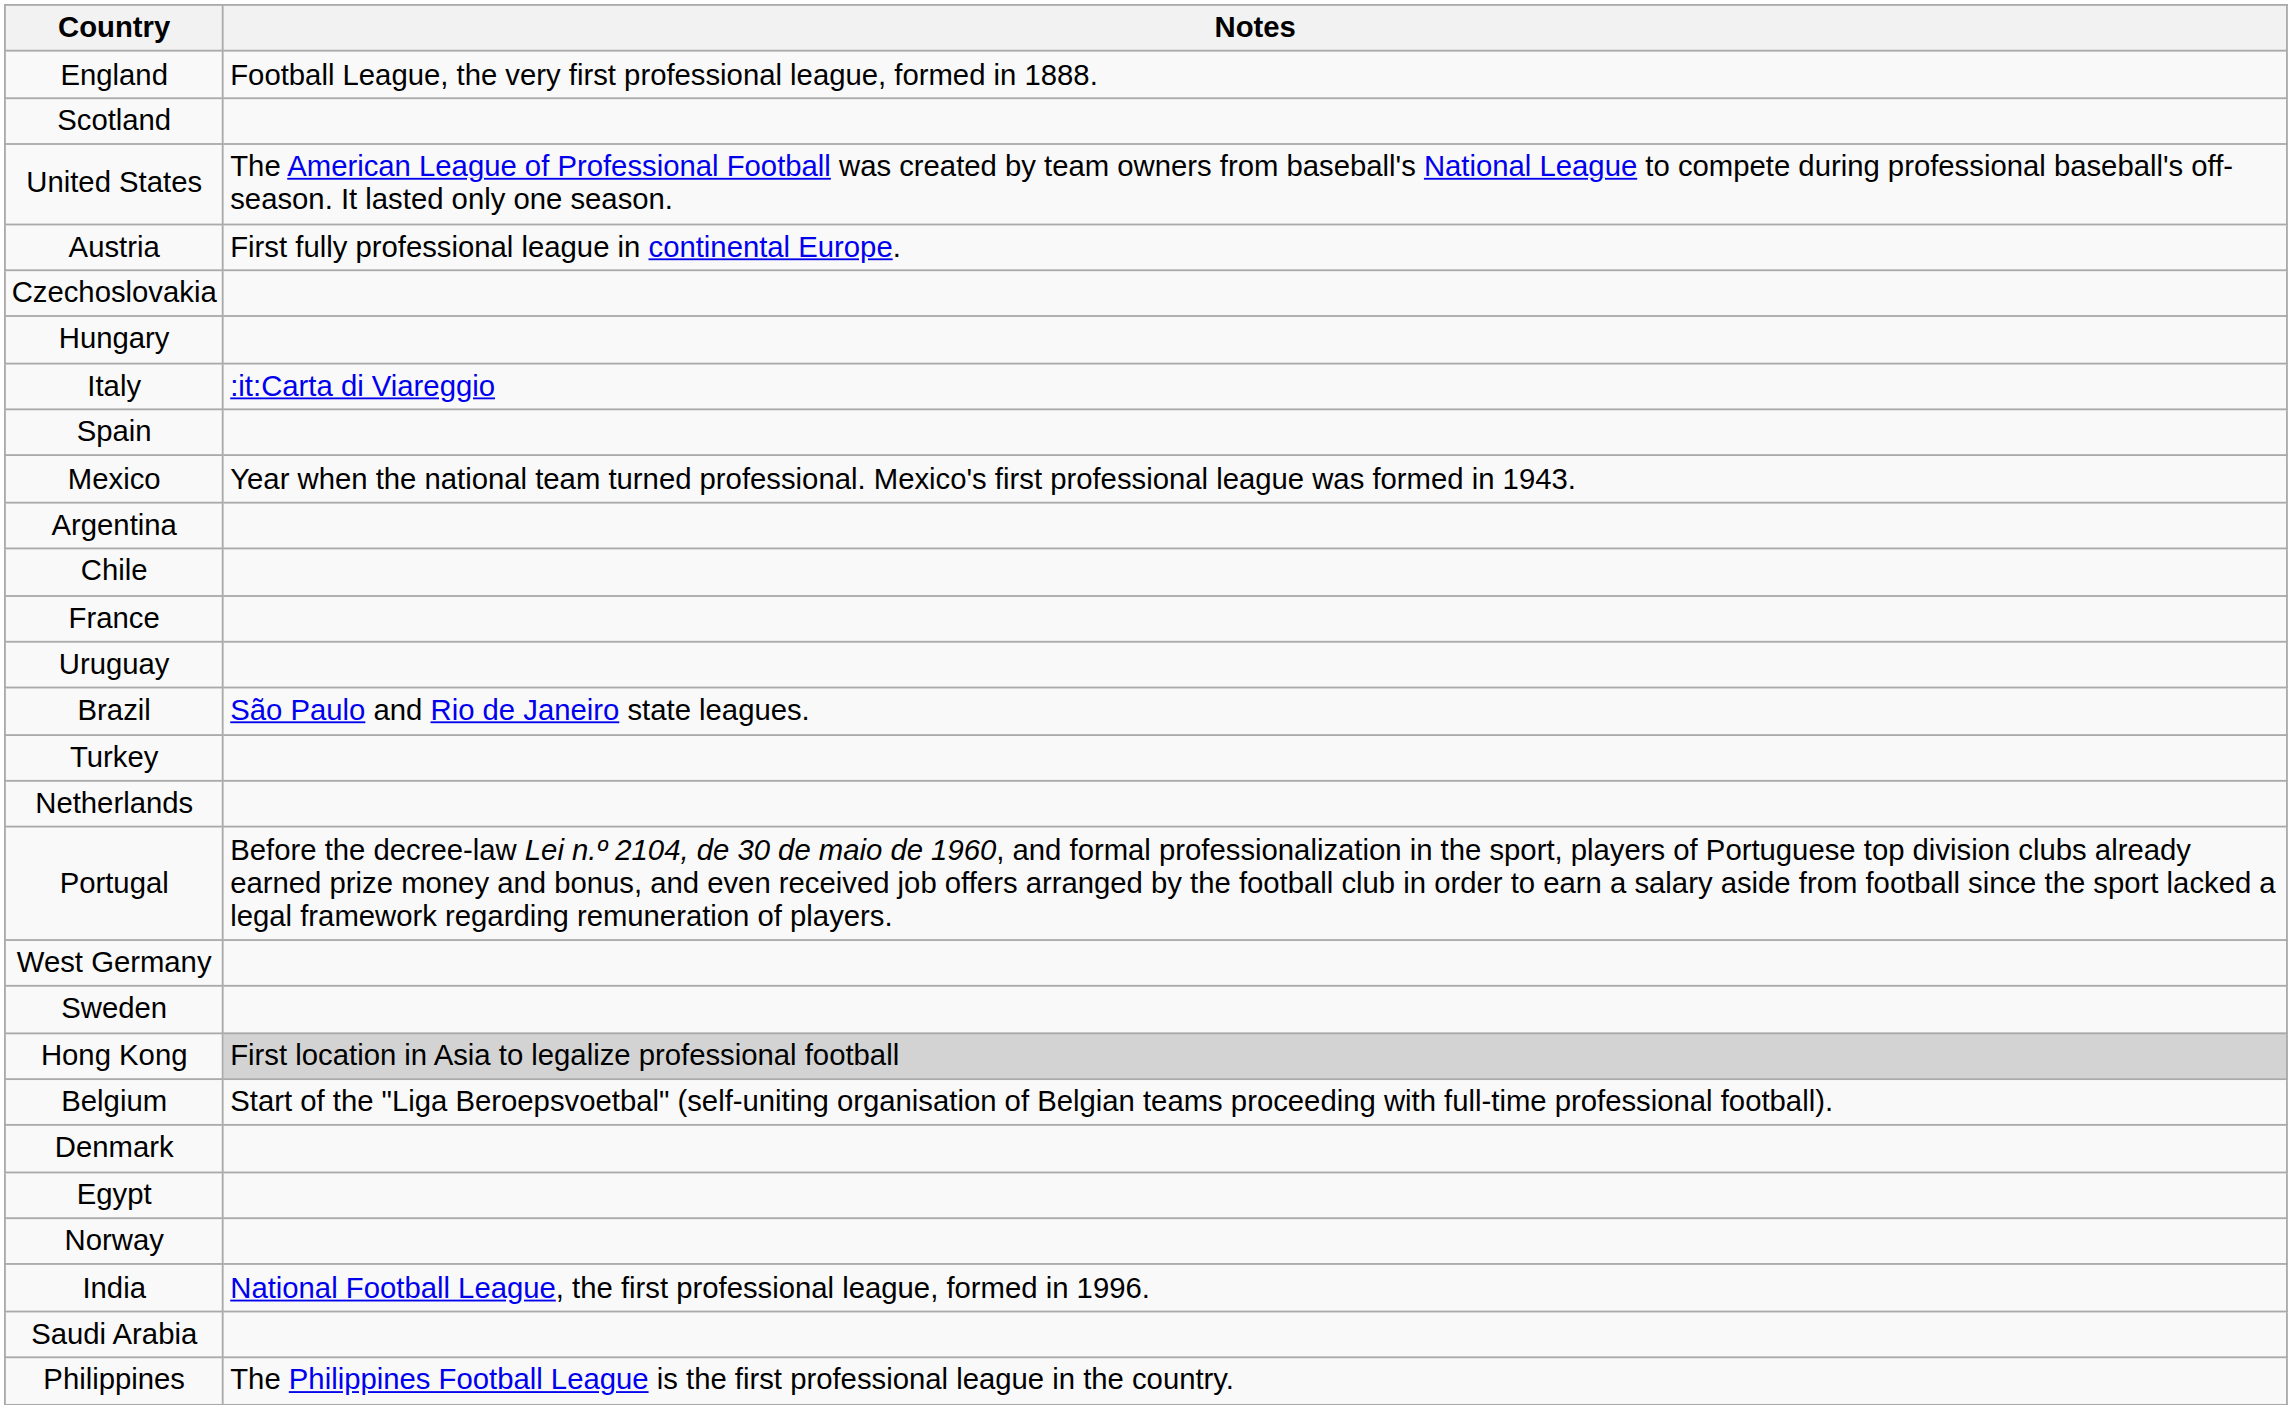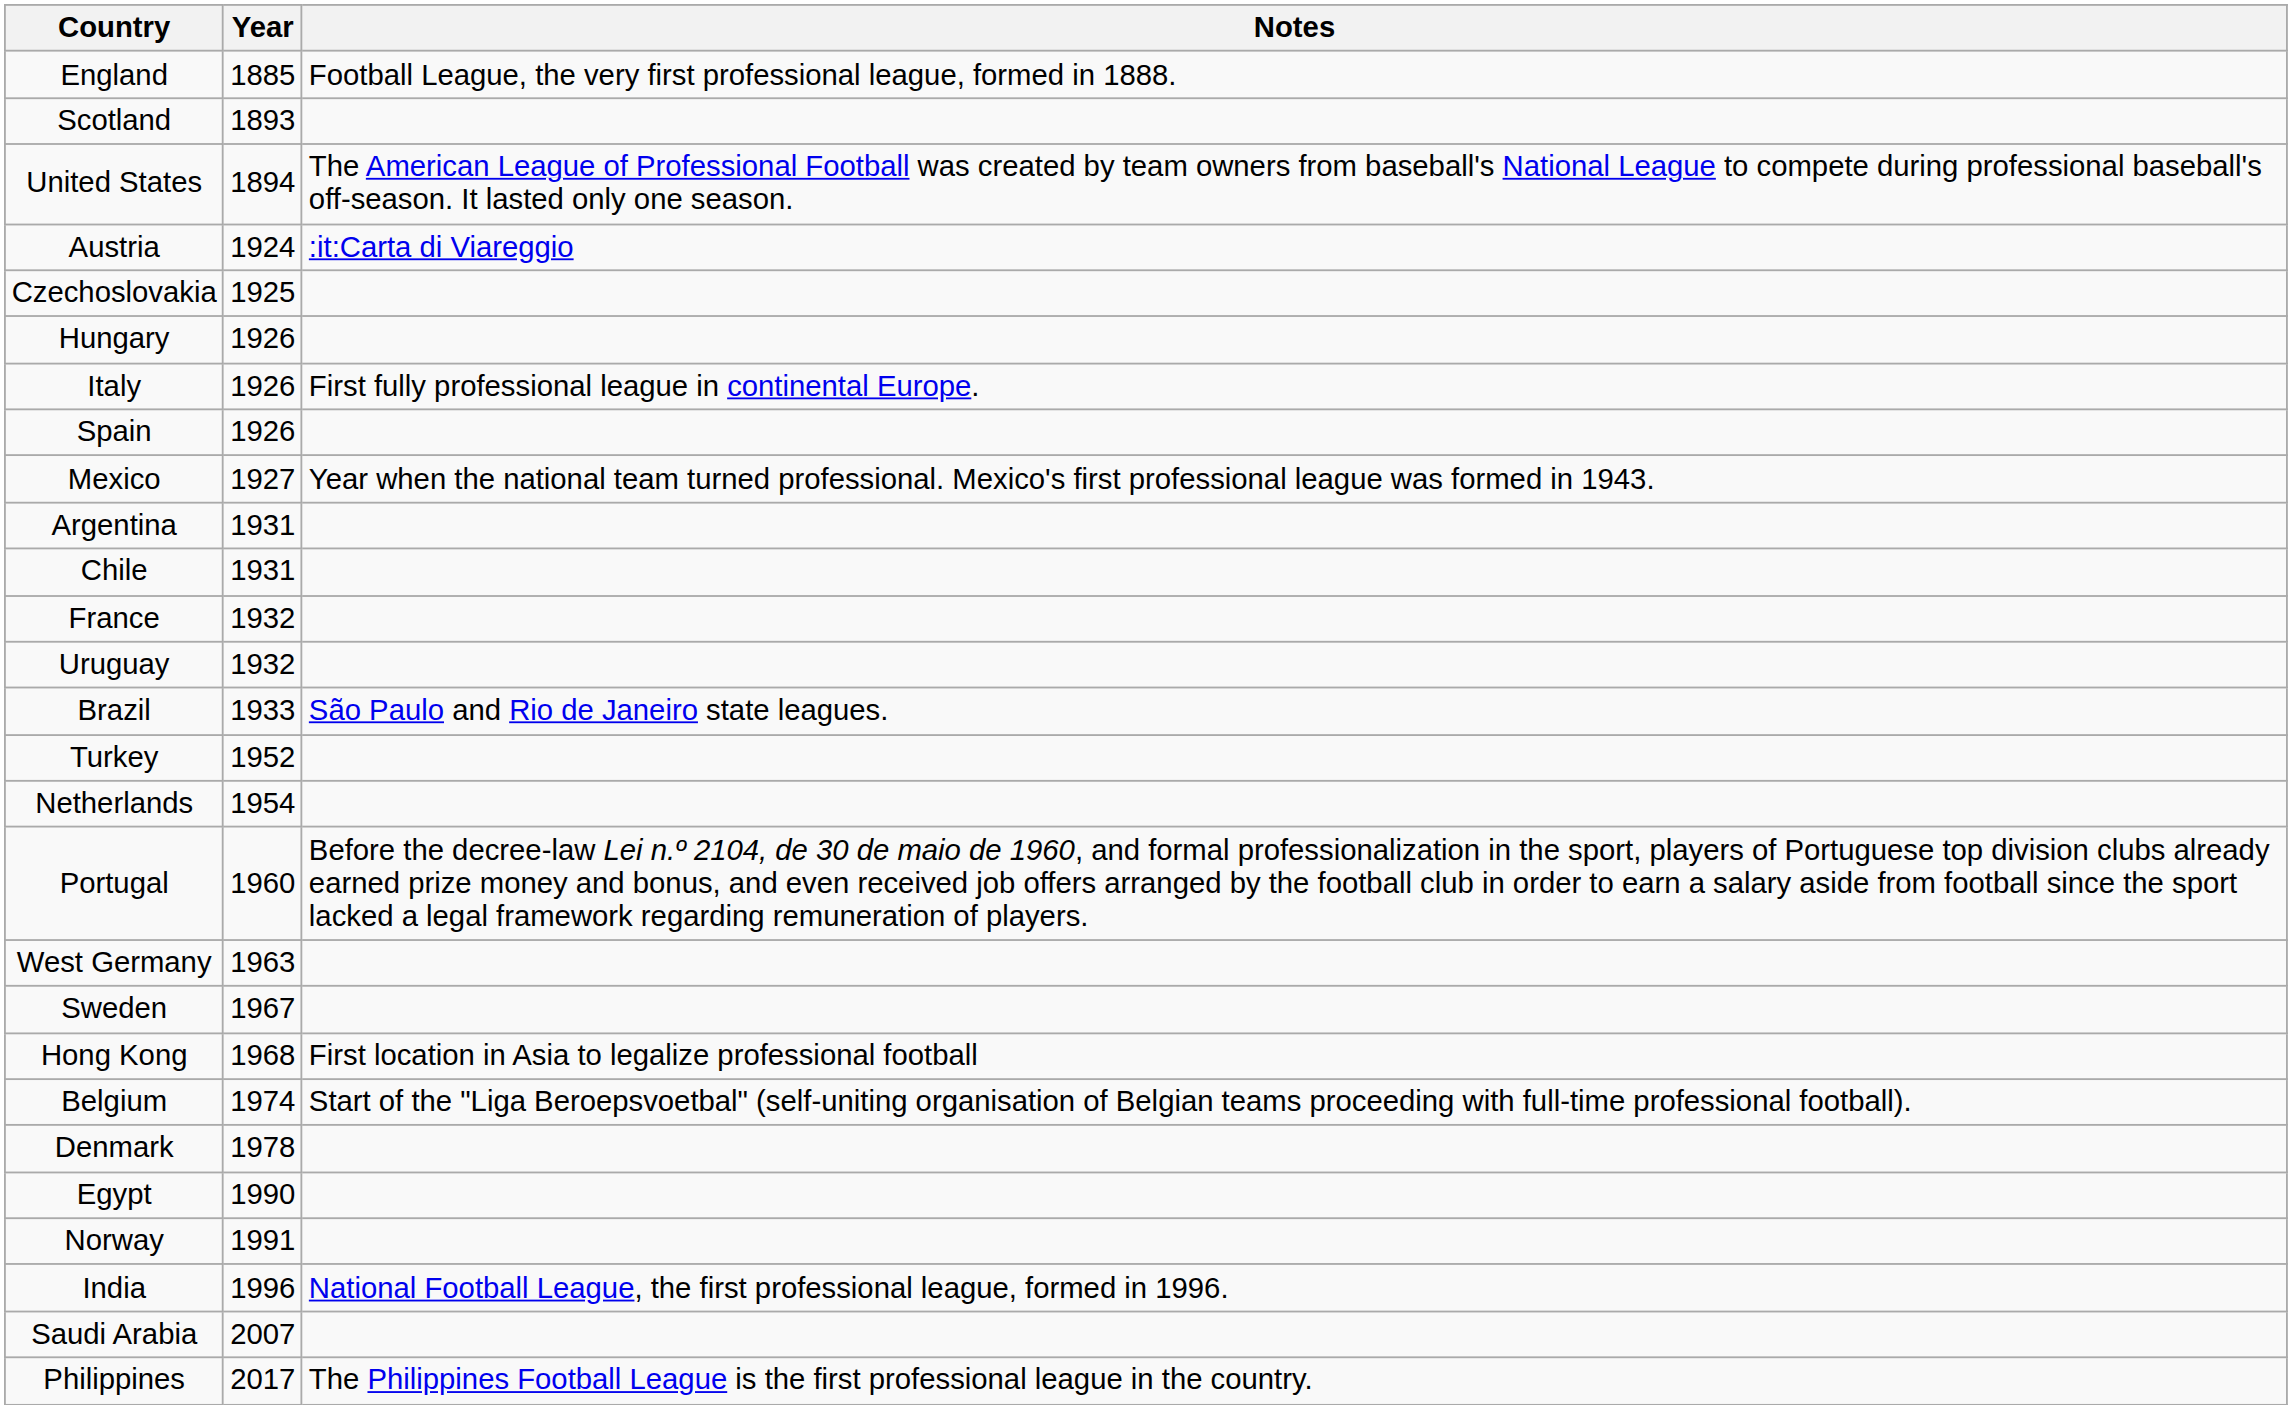+ column: (263, 27)
(566, 246) First fully professional league in continental Europe. -> (441, 246) :it:Carta di Viareggio
(363, 385) :it:Carta di Viareggio -> (644, 385) First fully professional league in continental Europe.
(565, 1055) lightgrey background -> (643, 1055) no background
